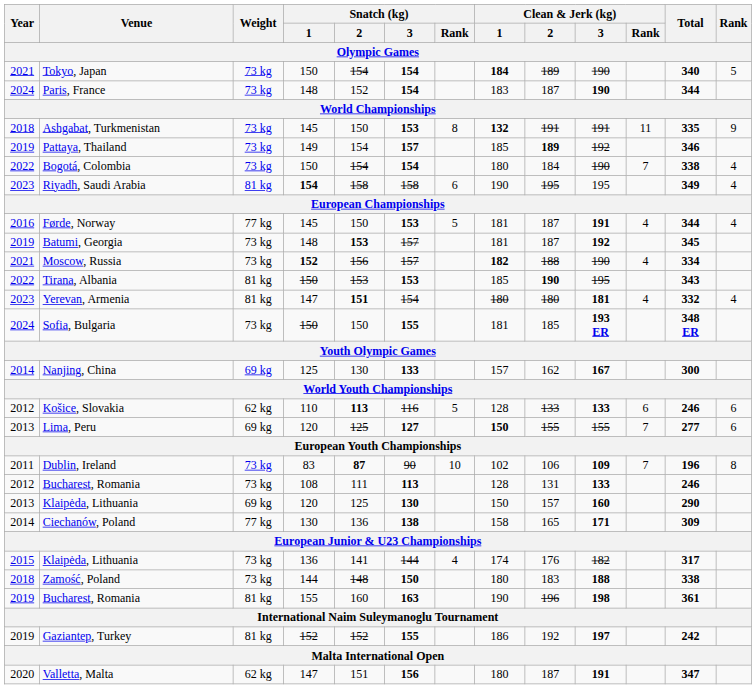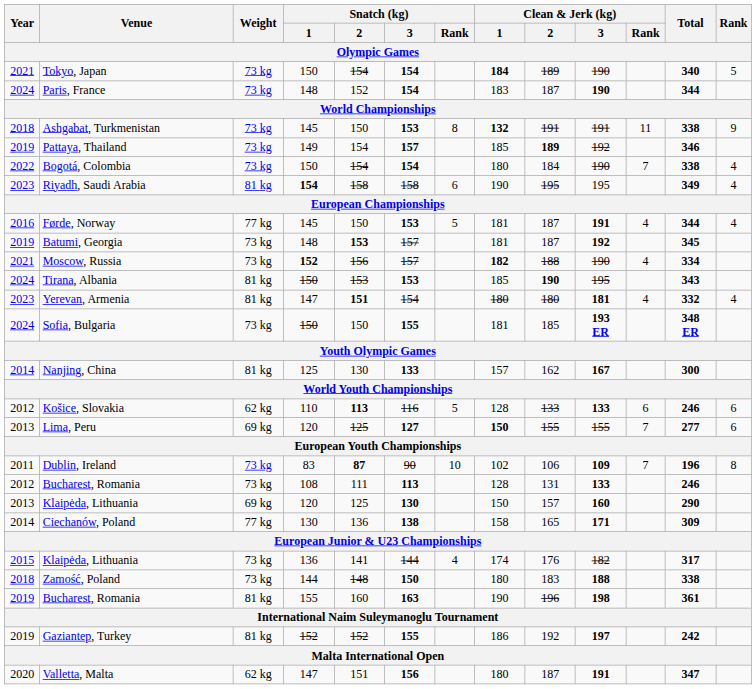(690, 128) 335 -> (690, 128) 338
(22, 280) 2022 -> (22, 280) 2024
(258, 370) 69 kg -> (258, 370) 81 kg
